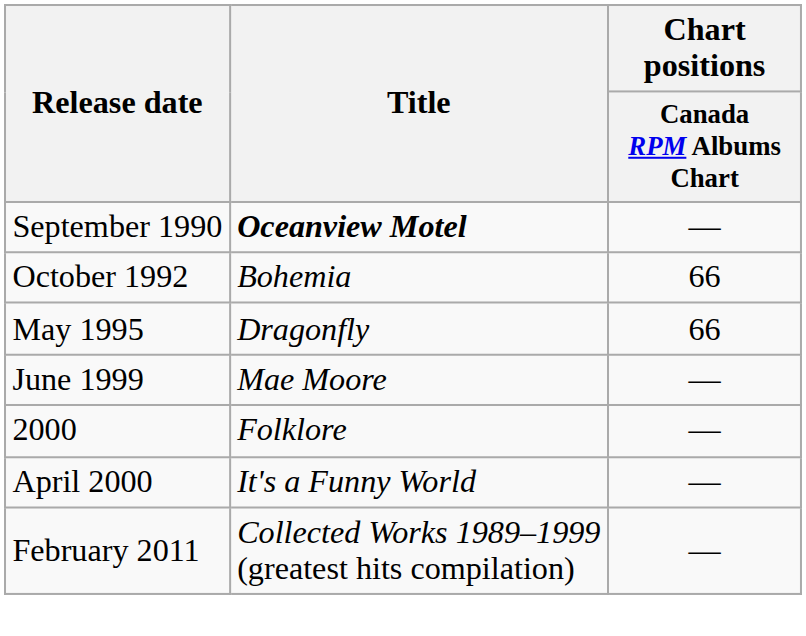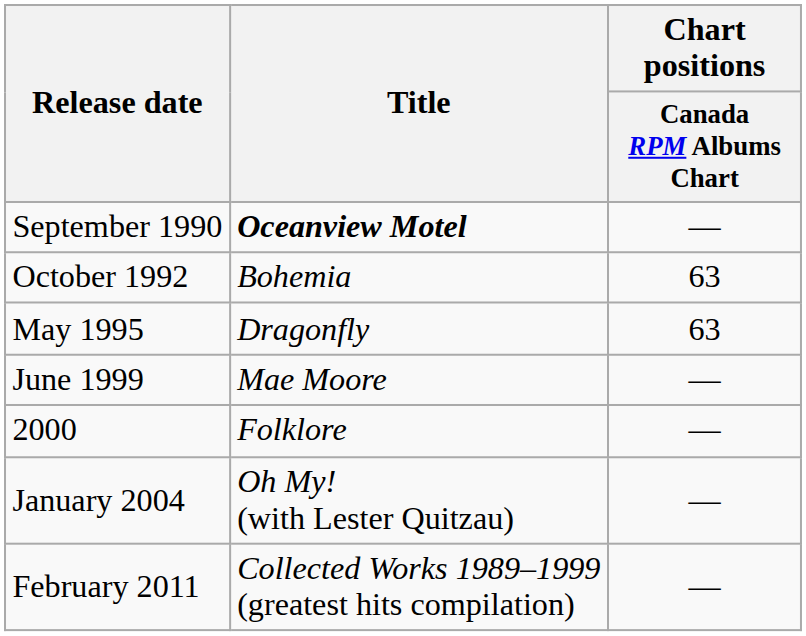(705, 277) 66 -> (705, 277) 63
(705, 328) 66 -> (705, 328) 63
- row: (83, 481)
+ row: (99, 499)
